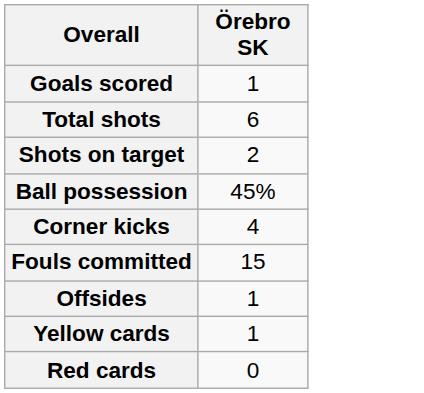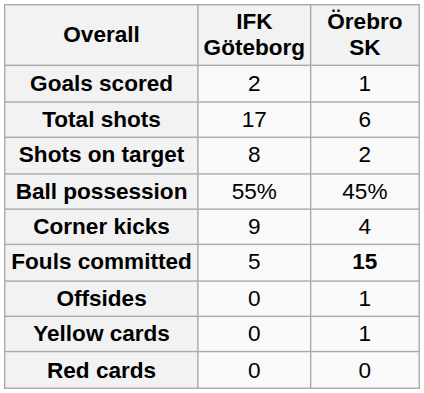+ column: (254, 35)
(253, 262) normal -> (365, 262) bold
